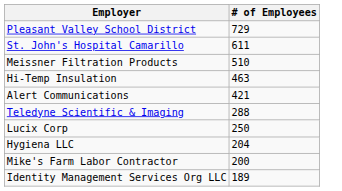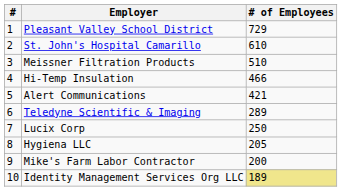+ column: (13, 13)
(241, 46) 611 -> (258, 46) 610
(241, 79) 463 -> (258, 79) 466
(241, 112) 288 -> (258, 112) 289
(241, 145) 204 -> (258, 145) 205
(241, 178) no background -> (258, 178) khaki background
